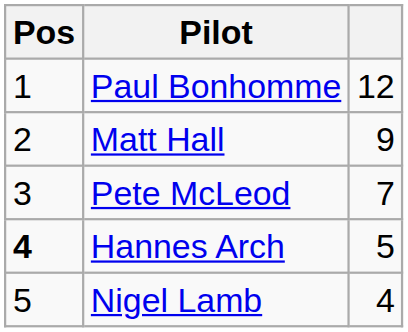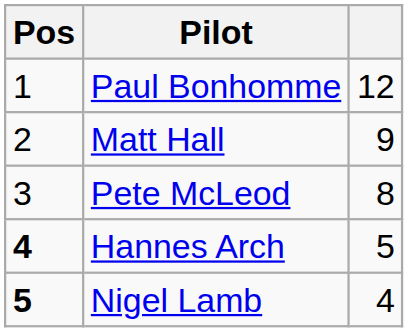(385, 193) 7 -> (385, 193) 8
(22, 300) normal -> (22, 300) bold
